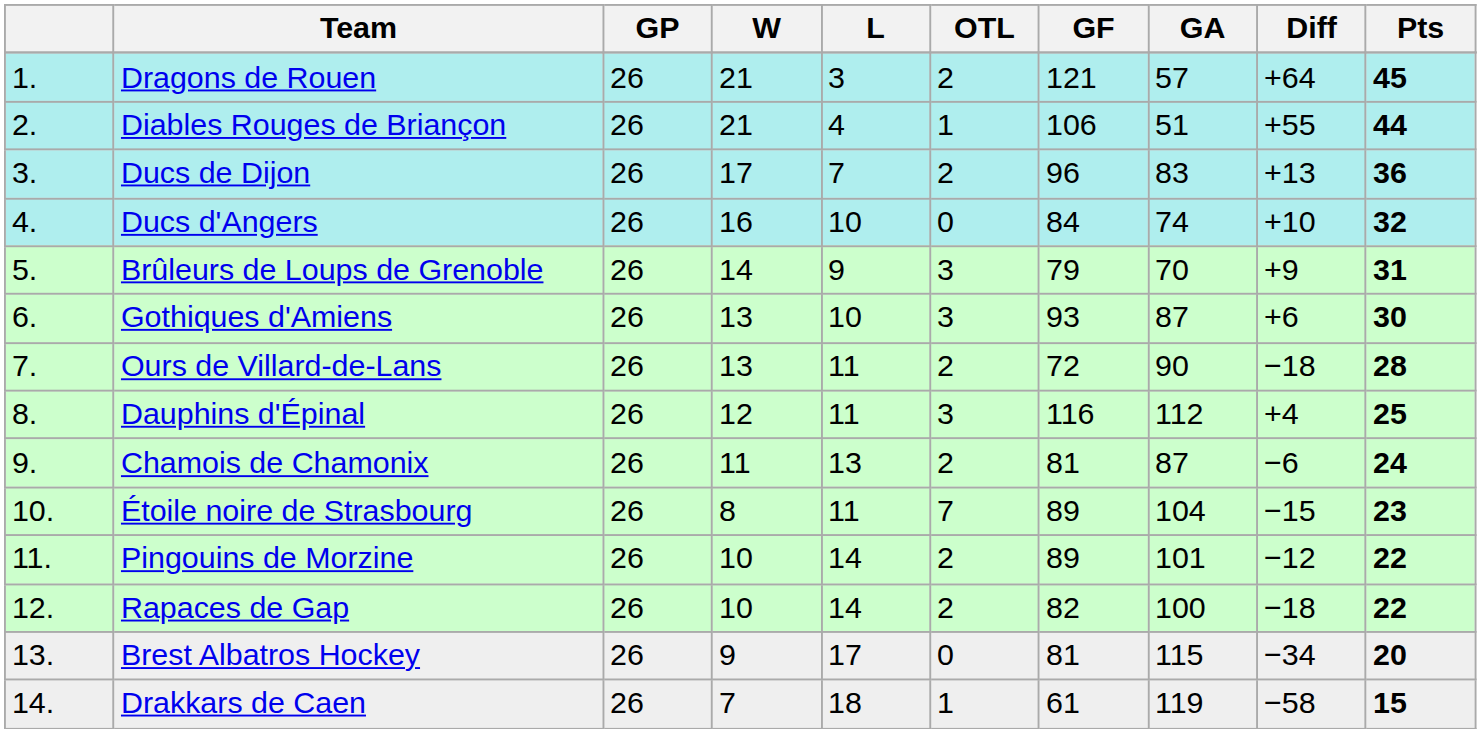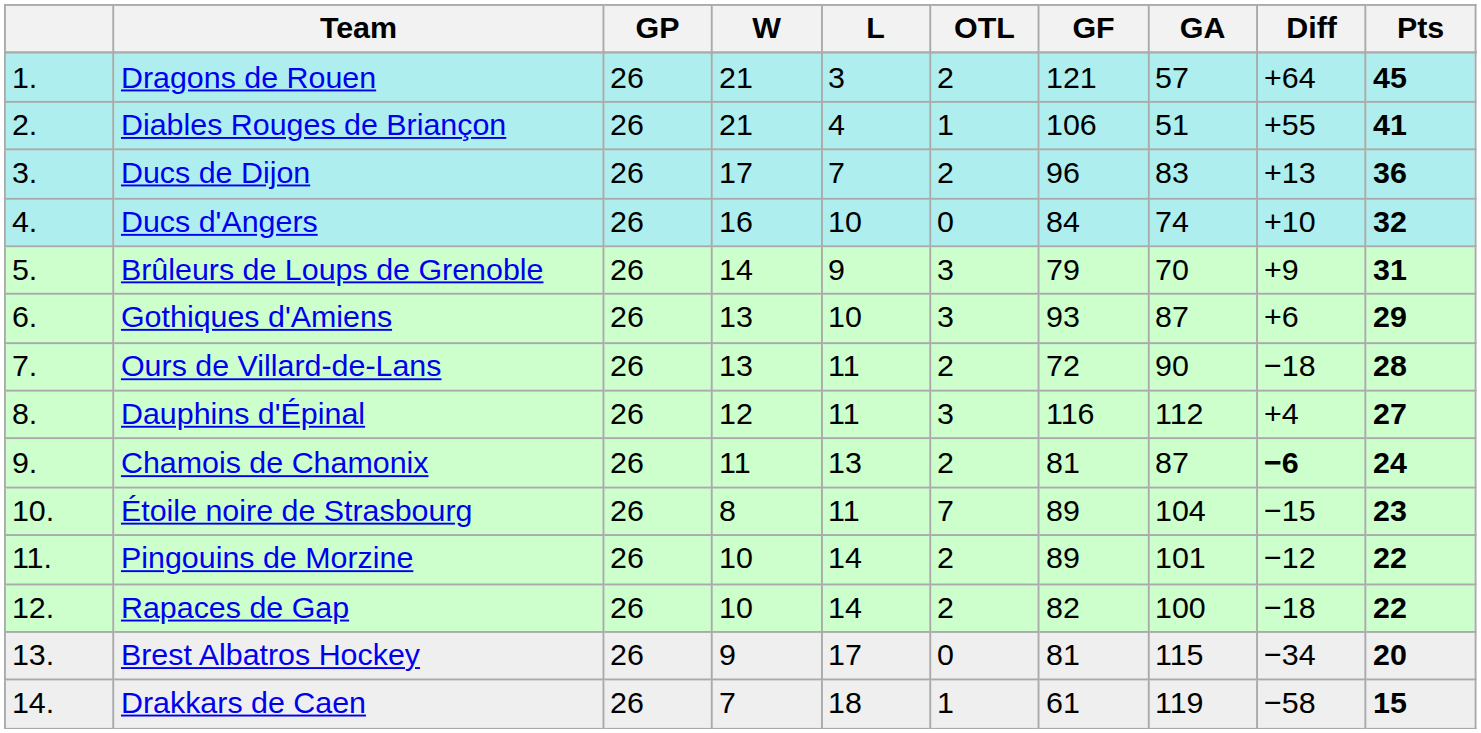(1390, 125) 44 -> (1390, 125) 41
(1390, 317) 30 -> (1390, 317) 29
(1390, 414) 25 -> (1390, 414) 27
(1281, 462) normal -> (1281, 462) bold
